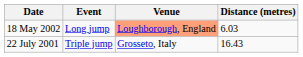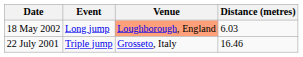(232, 44) 16.43 -> (232, 44) 16.46
